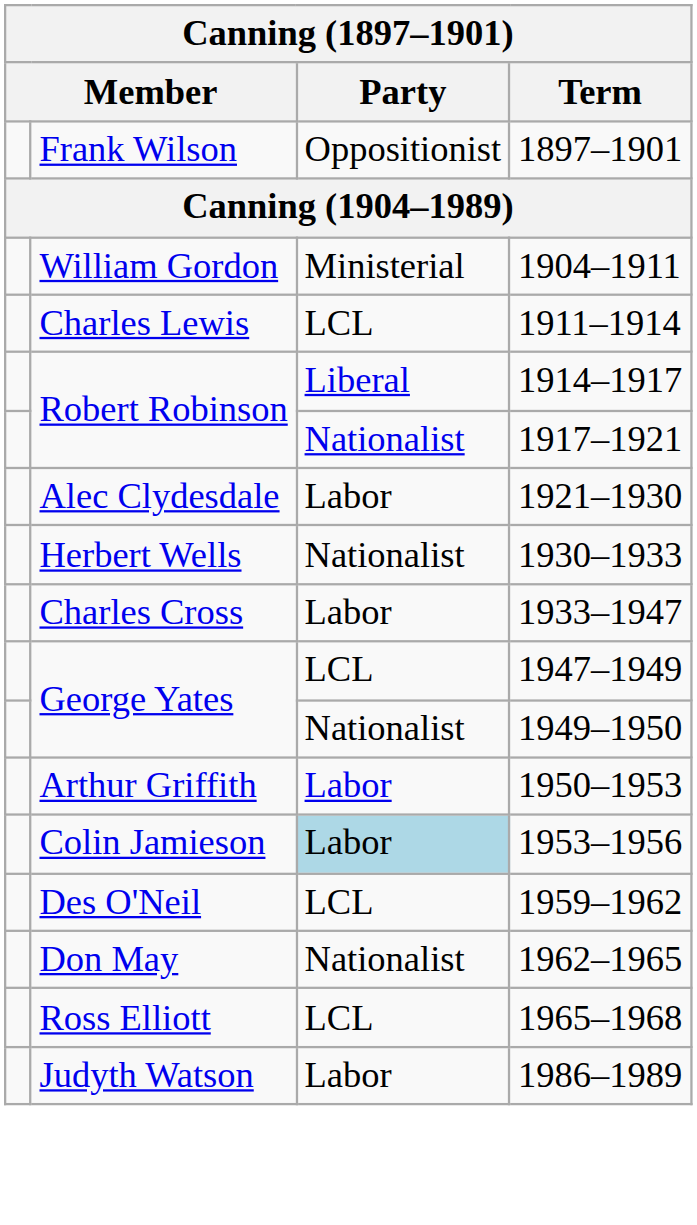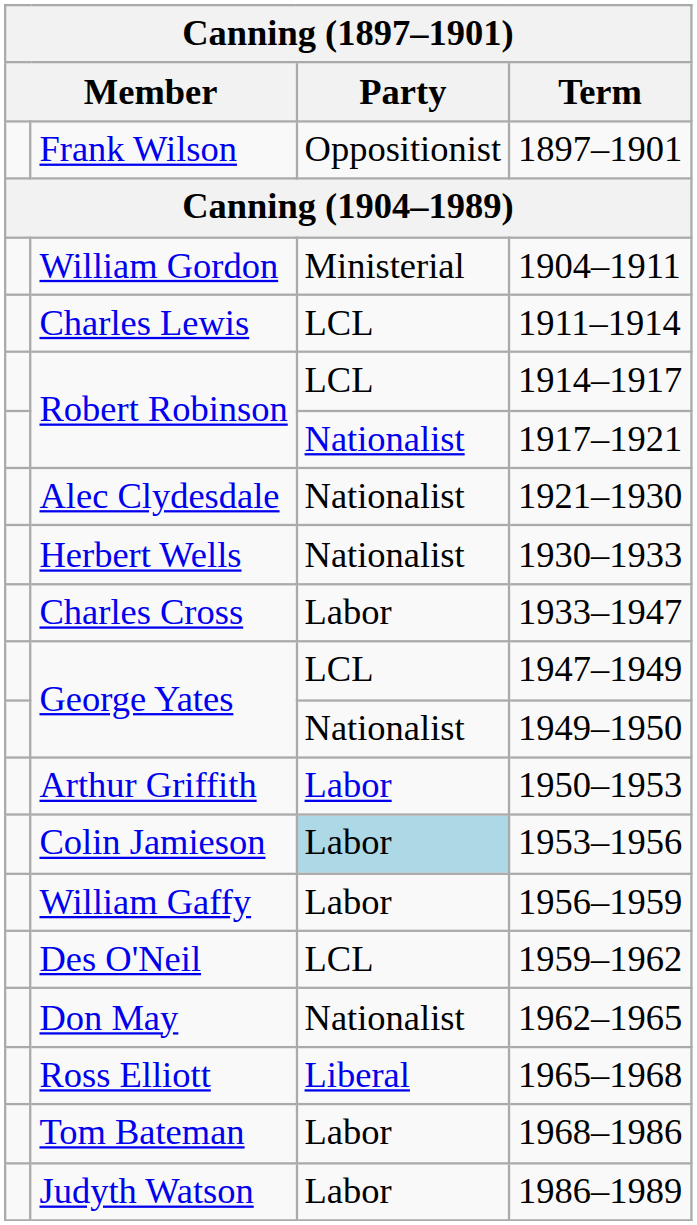(357, 380) Liberal -> (339, 380) LCL
(348, 496) Labor -> (385, 496) Nationalist
+ row: (600, 901)
(339, 1016) LCL -> (357, 1074) Liberal
+ row: (600, 1132)
